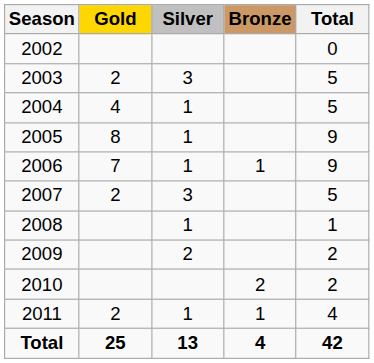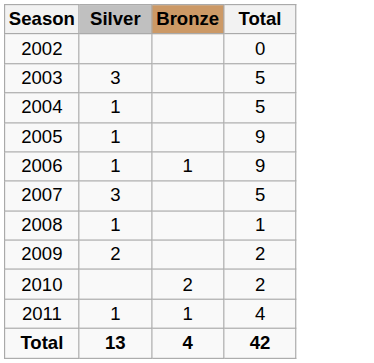- column: (115, 19)
